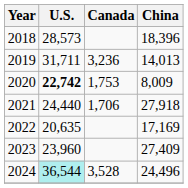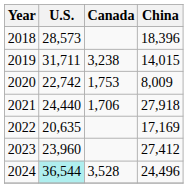(103, 60) 3,236 -> (103, 60) 3,238
(160, 60) 14,013 -> (160, 60) 14,015
(62, 82) bold -> (62, 82) normal
(160, 149) 27,409 -> (160, 149) 27,412
